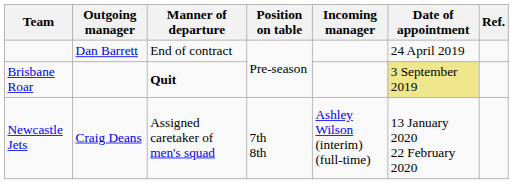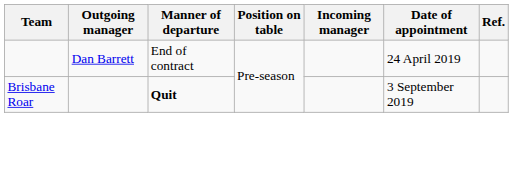(424, 79) khaki background -> (420, 94) no background
- row: (35, 137)
